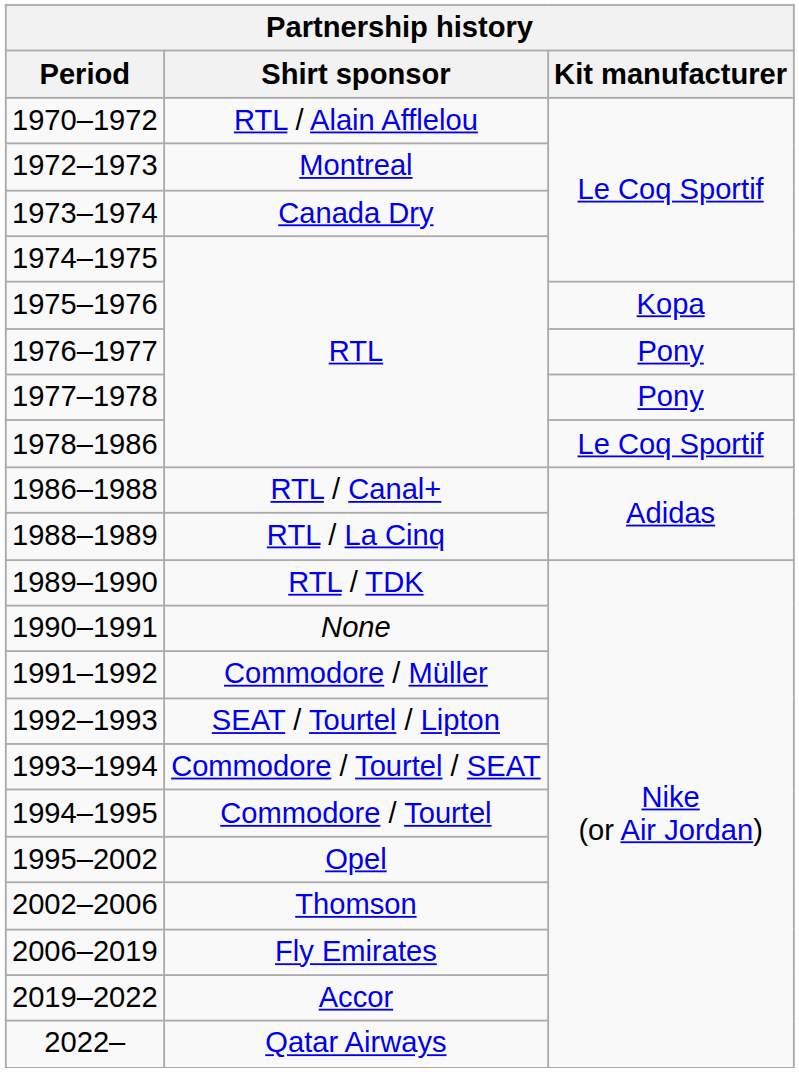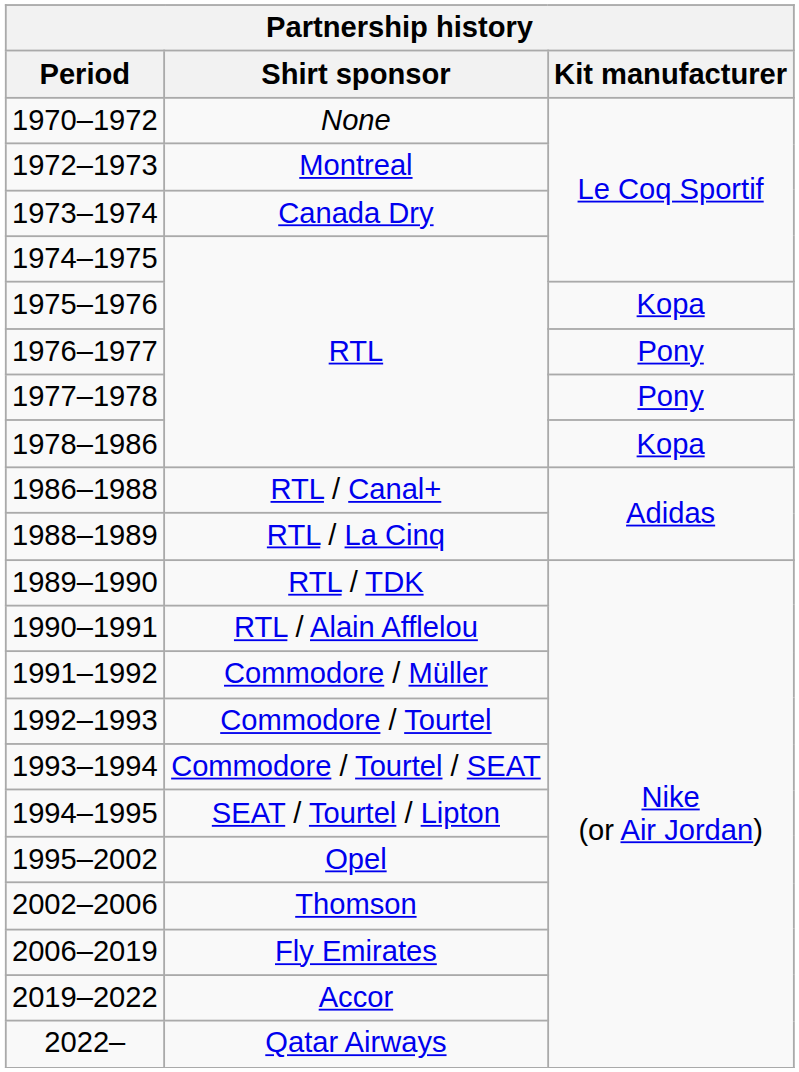(356, 120) RTL / Alain Afflelou -> (356, 120) None
(671, 443) Le Coq Sportif -> (671, 443) Kopa
(356, 628) None -> (356, 628) RTL / Alain Afflelou
(356, 720) SEAT / Tourtel / Lipton -> (356, 720) Commodore / Tourtel
(356, 812) Commodore / Tourtel -> (356, 812) SEAT / Tourtel / Lipton
